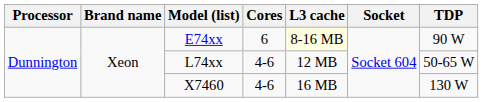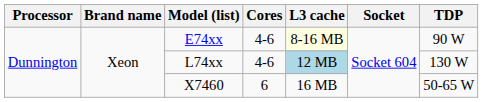(264, 39) 6 -> (264, 39) 4-6
(317, 62) no background -> (317, 62) lightblue background
(449, 62) 50-65 W -> (449, 62) 130 W
(264, 85) 4-6 -> (264, 85) 6
(449, 85) 130 W -> (449, 85) 50-65 W
